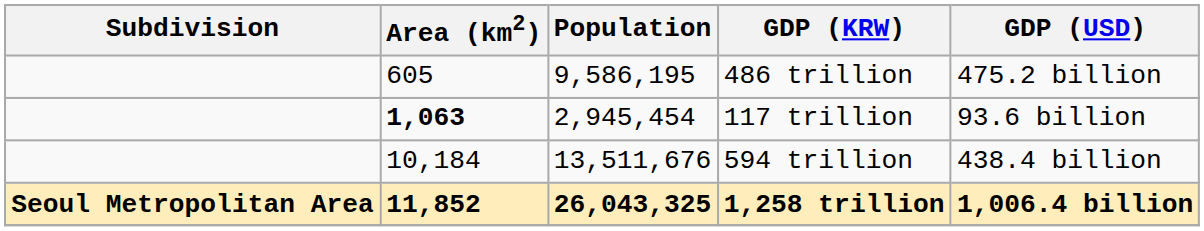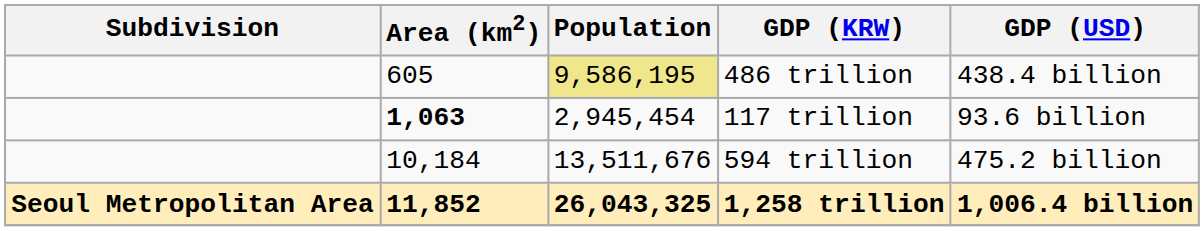(625, 76) no background -> (625, 76) khaki background
(1059, 76) 475.2 billion -> (1059, 76) 438.4 billion
(1059, 162) 438.4 billion -> (1059, 162) 475.2 billion
